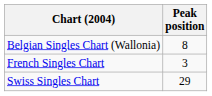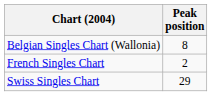(185, 63) 3 -> (185, 63) 2
